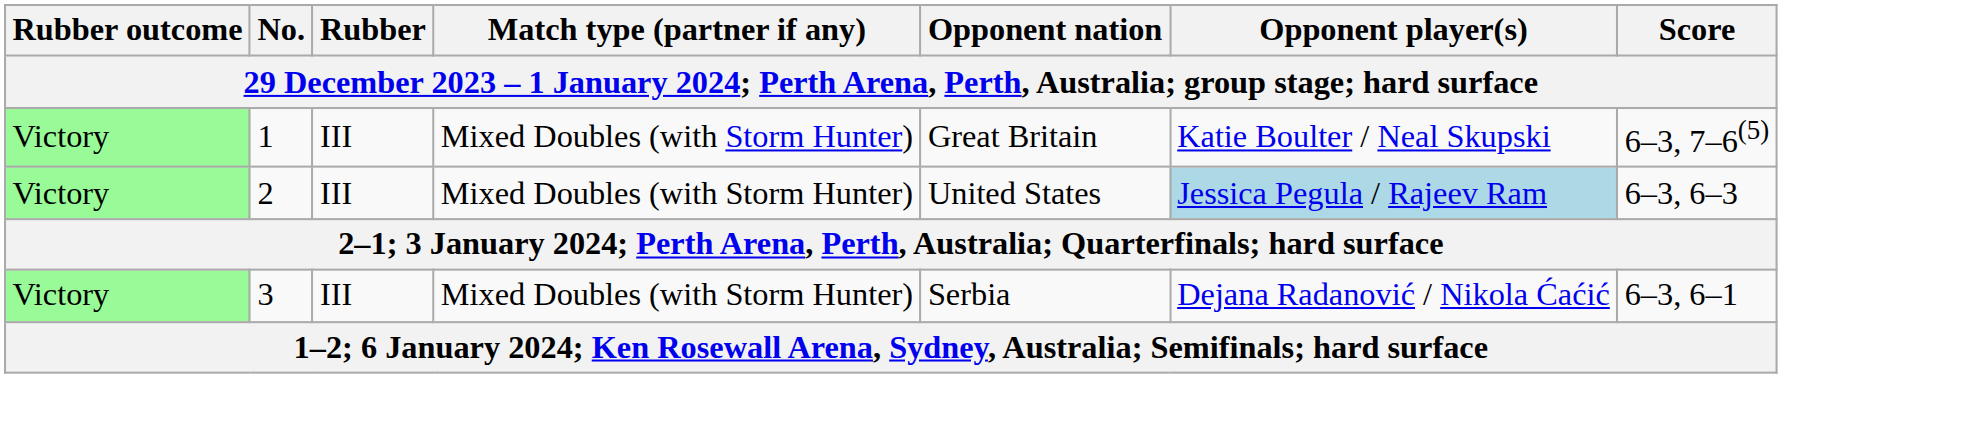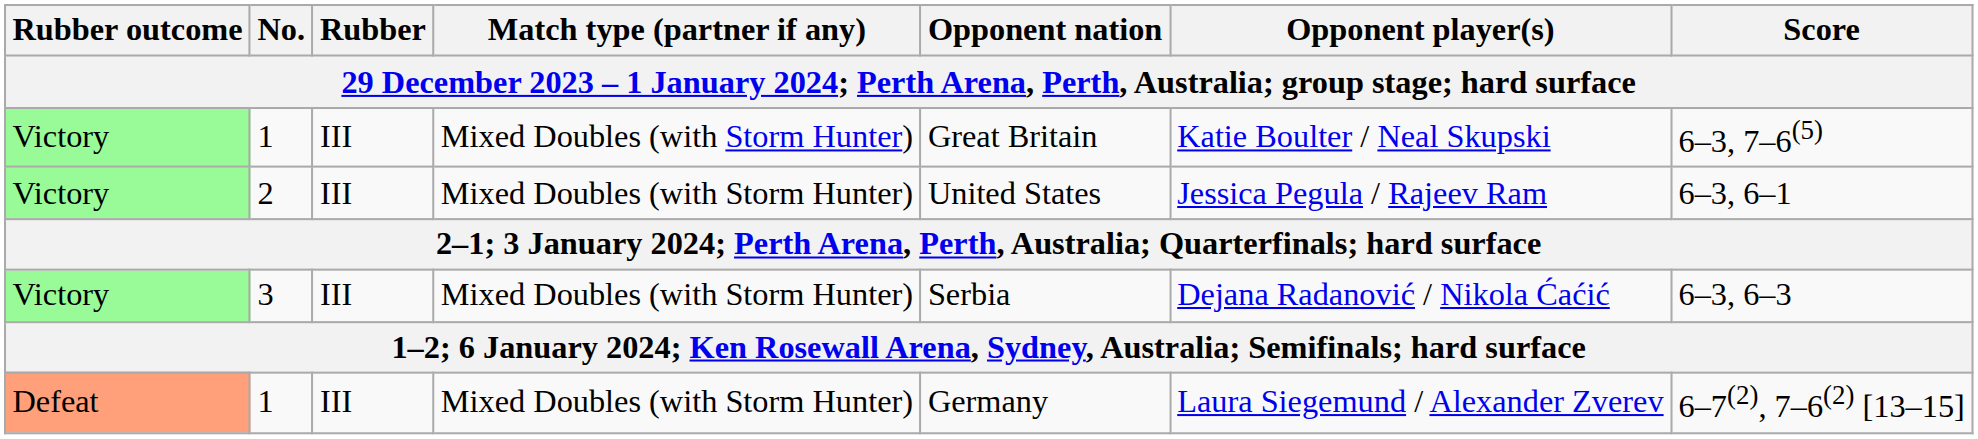(1362, 192) lightblue background -> (1362, 192) no background
(1681, 192) 6–3, 6–3 -> (1735, 192) 6–3, 6–1
(1681, 295) 6–3, 6–1 -> (1735, 295) 6–3, 6–3
+ row: (56, 402)
